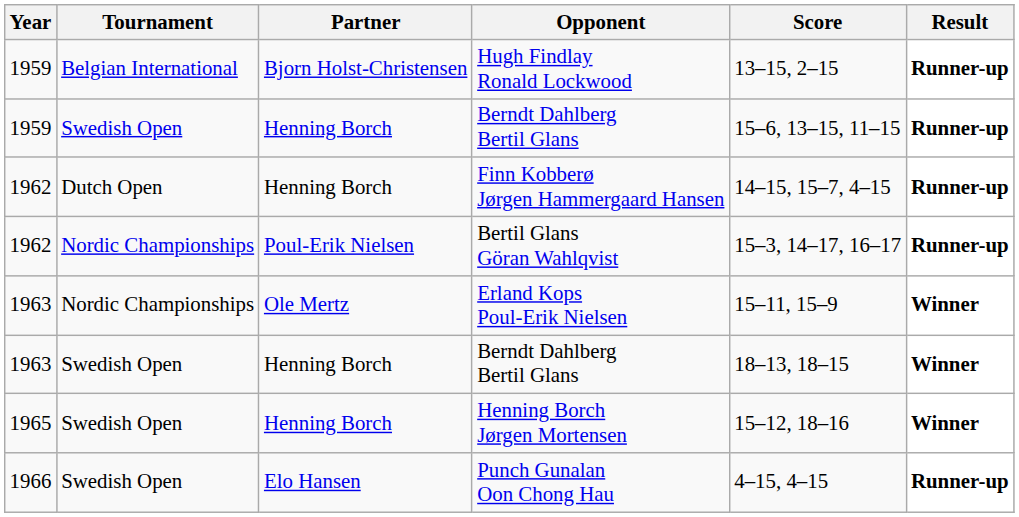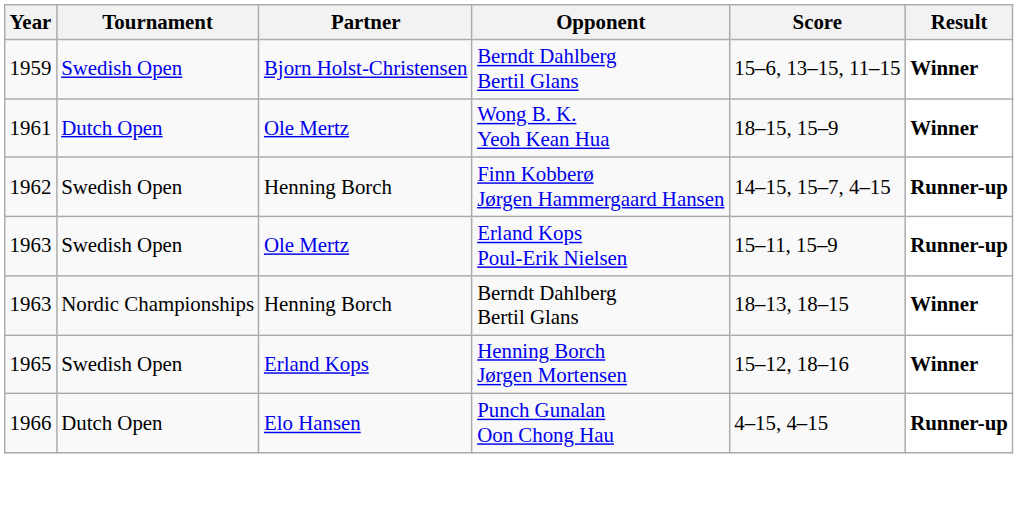- row: (30, 68)
(328, 127) Henning Borch -> (366, 68) Bjorn Holst-Christensen
(960, 127) Runner-up -> (944, 68) Winner
+ row: (30, 127)
(112, 187) Dutch Open -> (122, 187) Swedish Open
- row: (30, 246)
(158, 305) Nordic Championships -> (122, 246) Swedish Open
(945, 305) Winner -> (959, 246) Runner-up
(122, 364) Swedish Open -> (158, 305) Nordic Championships
(328, 423) Henning Borch -> (316, 364) Erland Kops
(122, 482) Swedish Open -> (112, 423) Dutch Open
